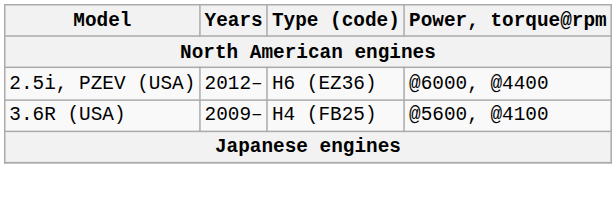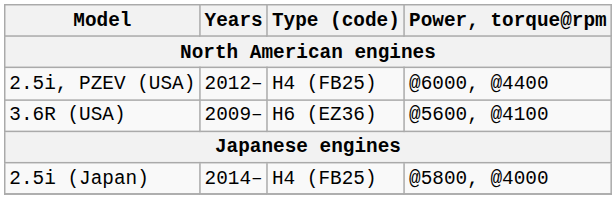(324, 84) H6 (EZ36) -> (324, 84) H4 (FB25)
(324, 115) H4 (FB25) -> (324, 115) H6 (EZ36)
+ row: (79, 178)
